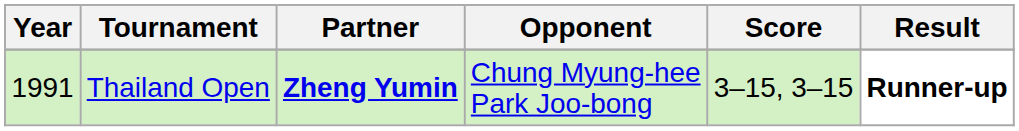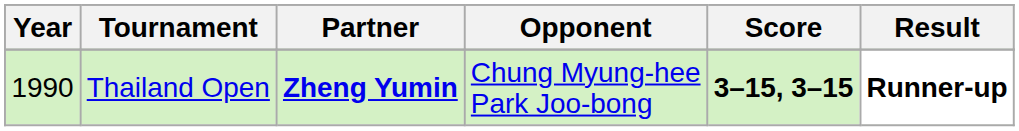(43, 87) 1991 -> (43, 87) 1990
(784, 87) normal -> (784, 87) bold
